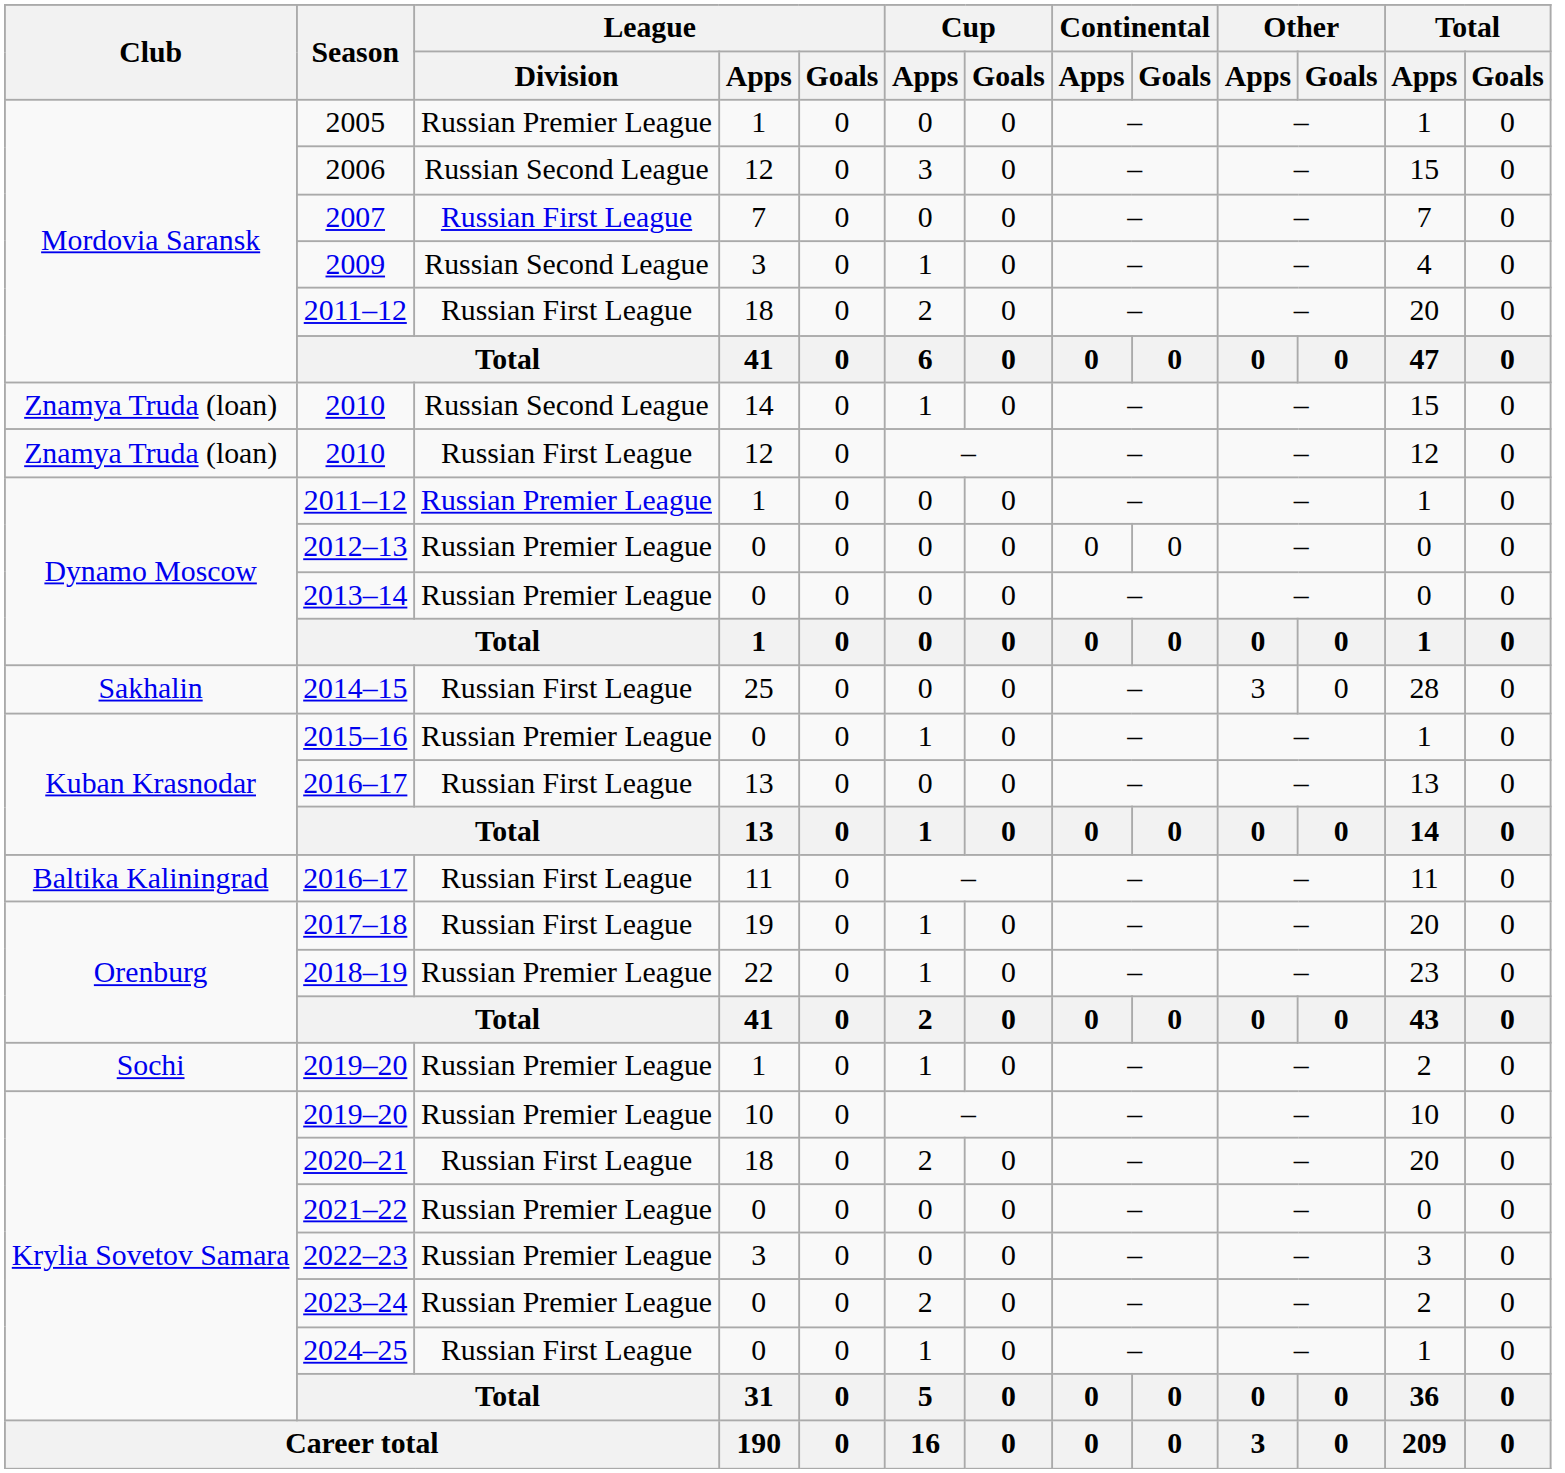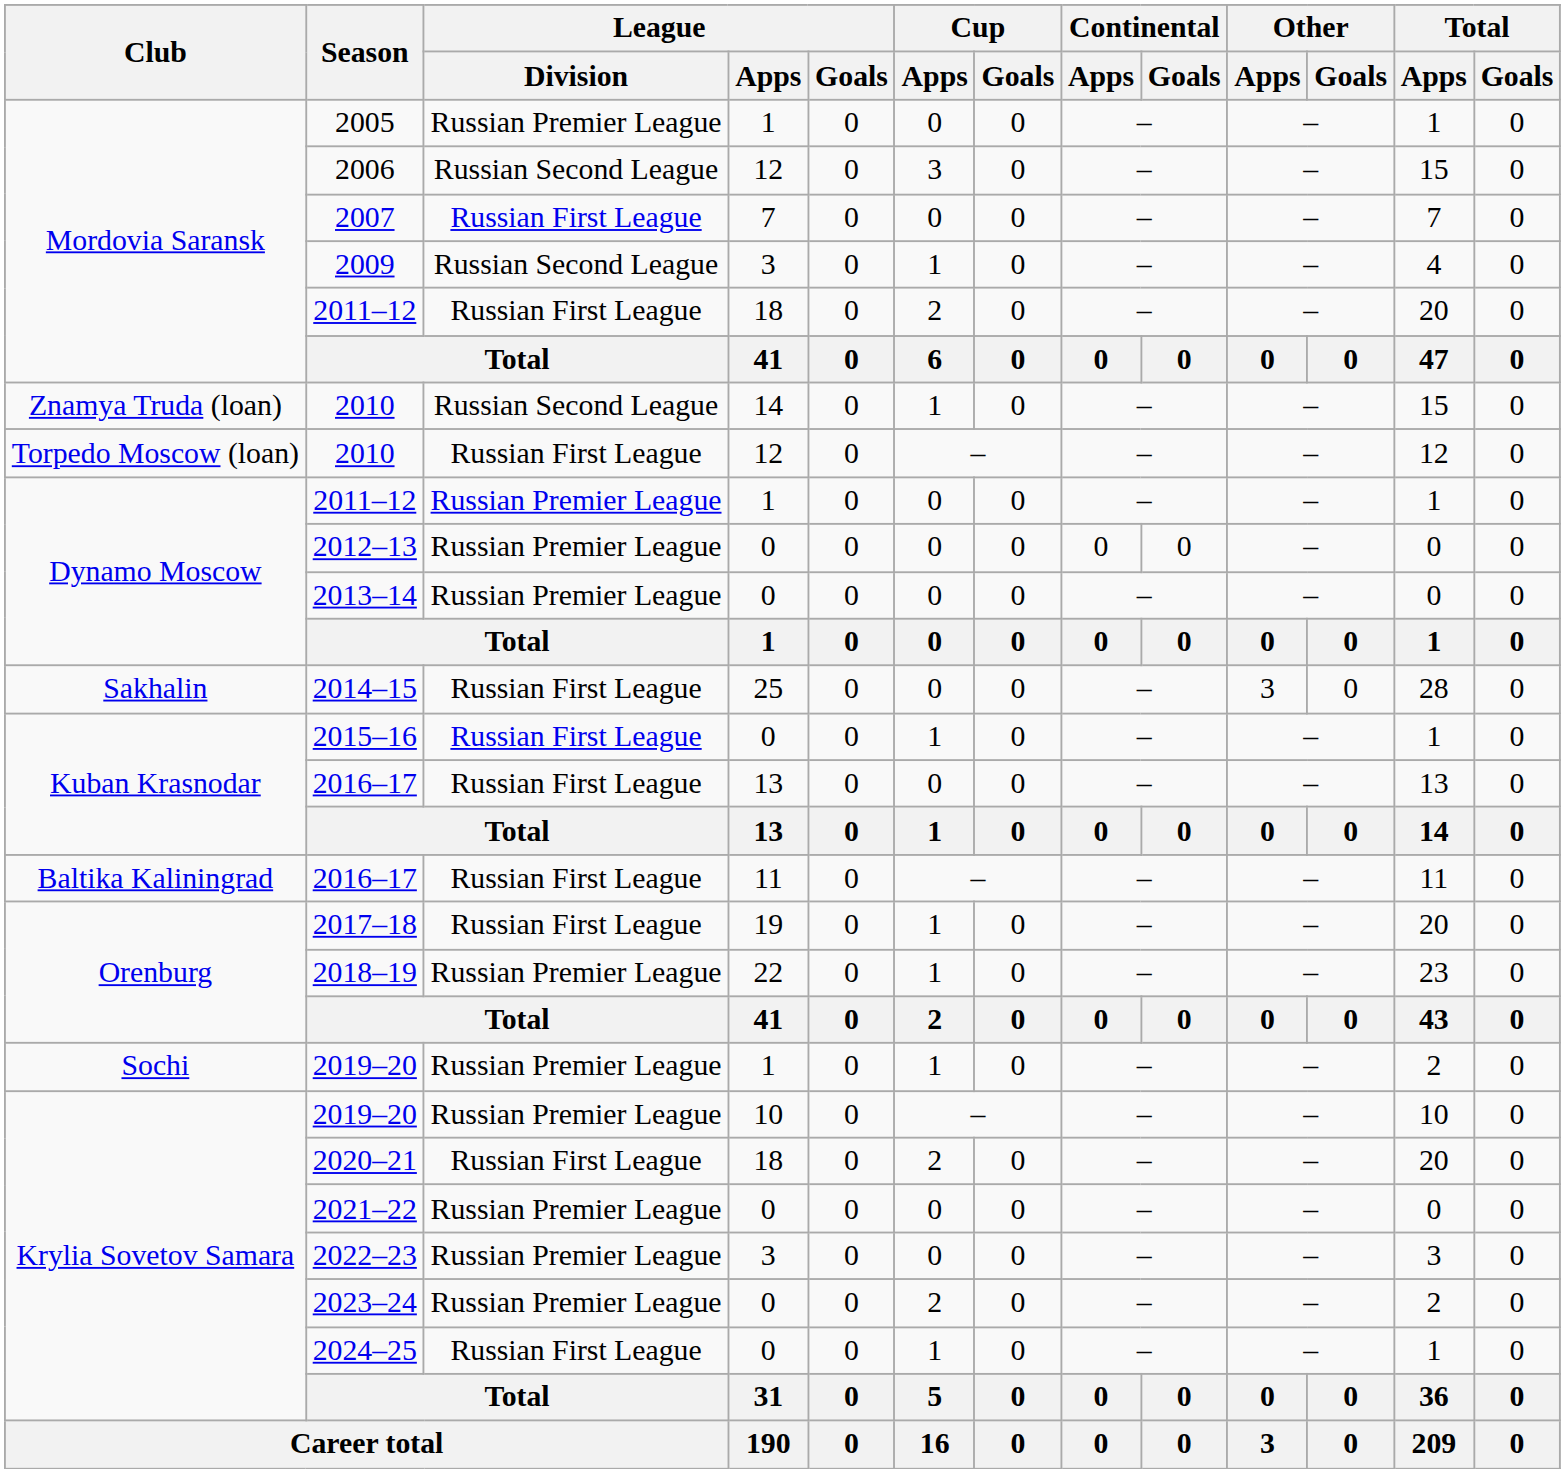(151, 452) Znamya Truda (loan) -> (155, 452) Torpedo Moscow (loan)
(567, 736) Russian Premier League -> (576, 736) Russian First League
